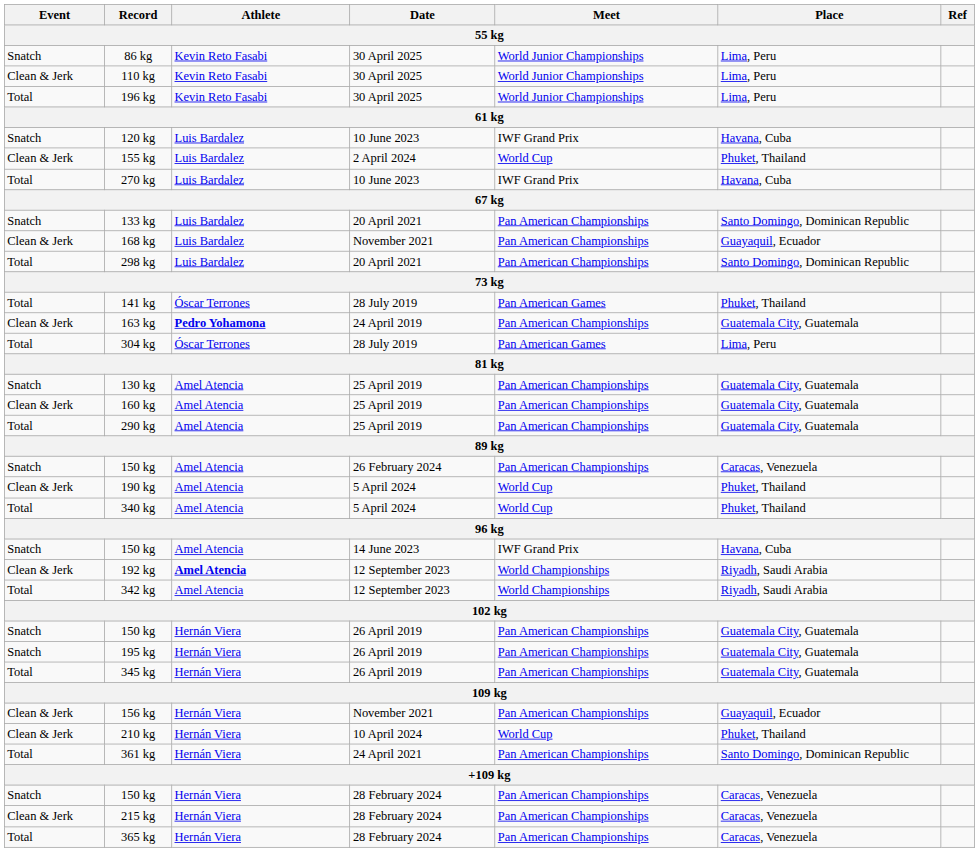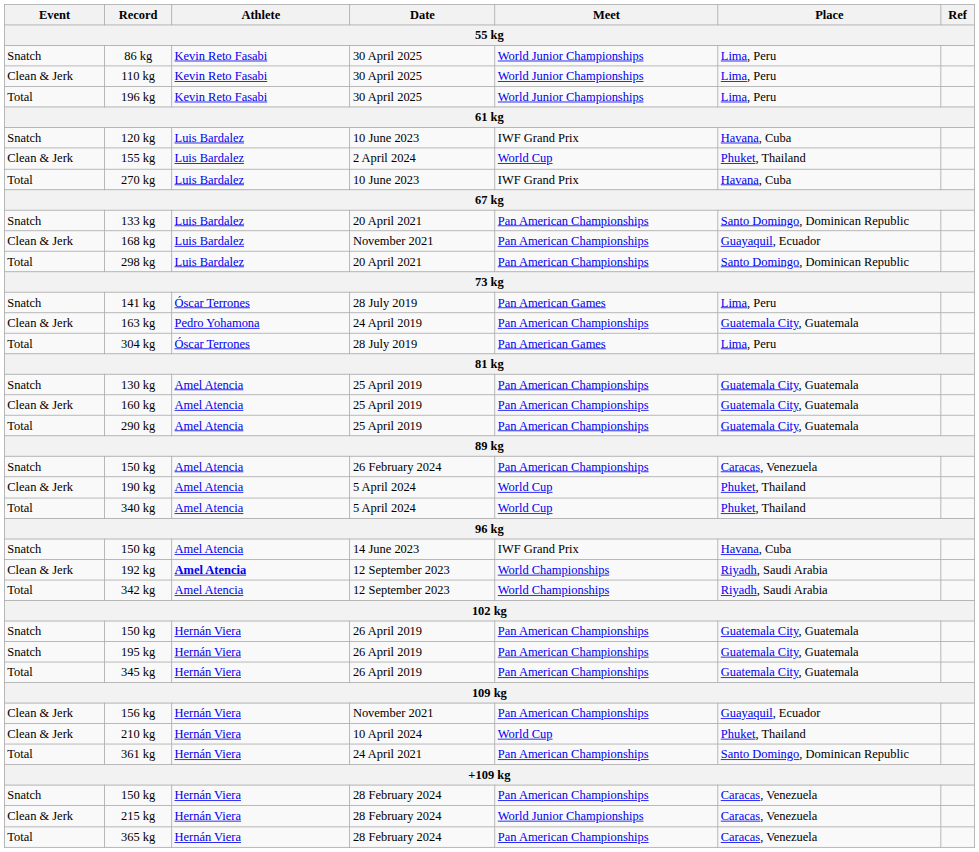(20, 302) Total -> (24, 302) Snatch
(763, 302) Phuket, Thailand -> (748, 302) Lima, Peru
(220, 323) bold -> (217, 323) normal
(573, 816) Pan American Championships -> (571, 816) World Junior Championships
